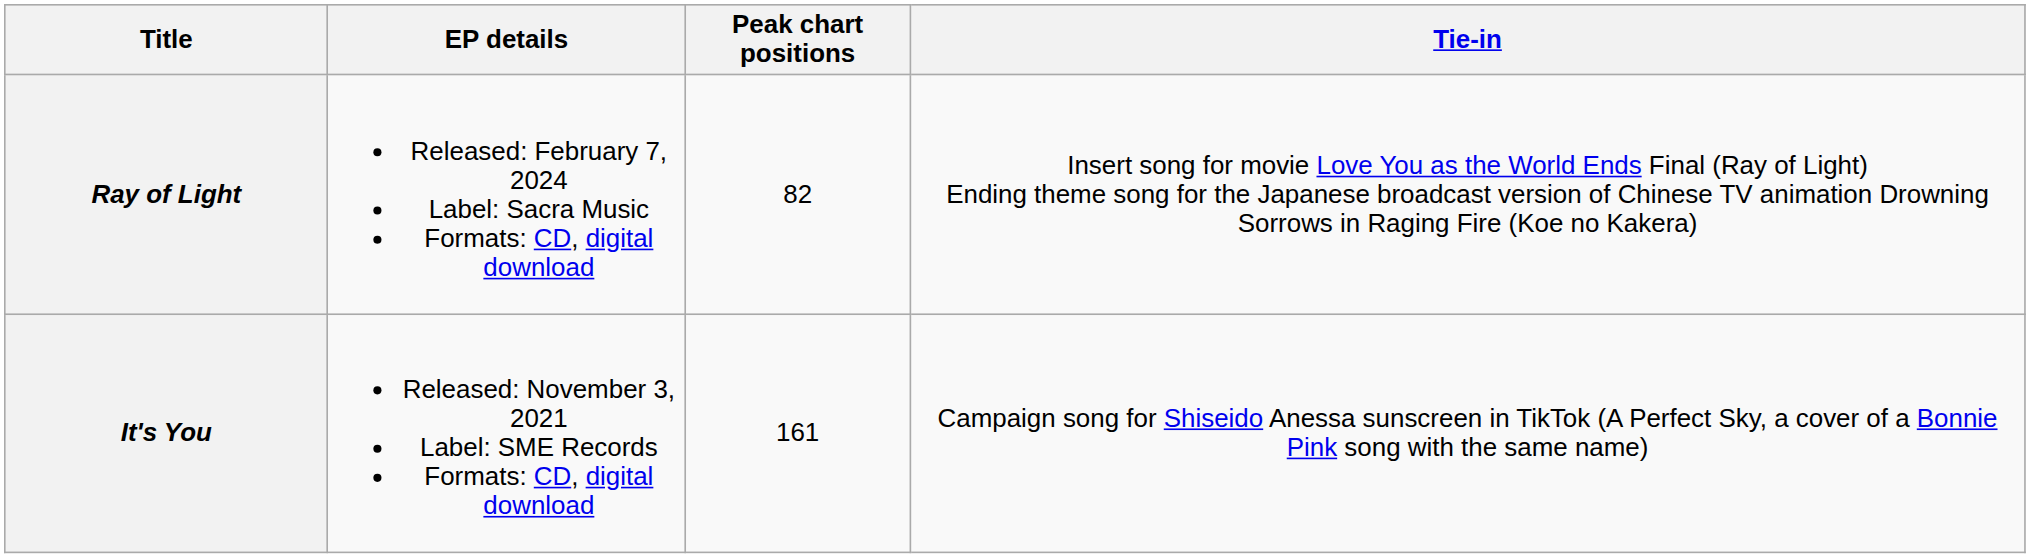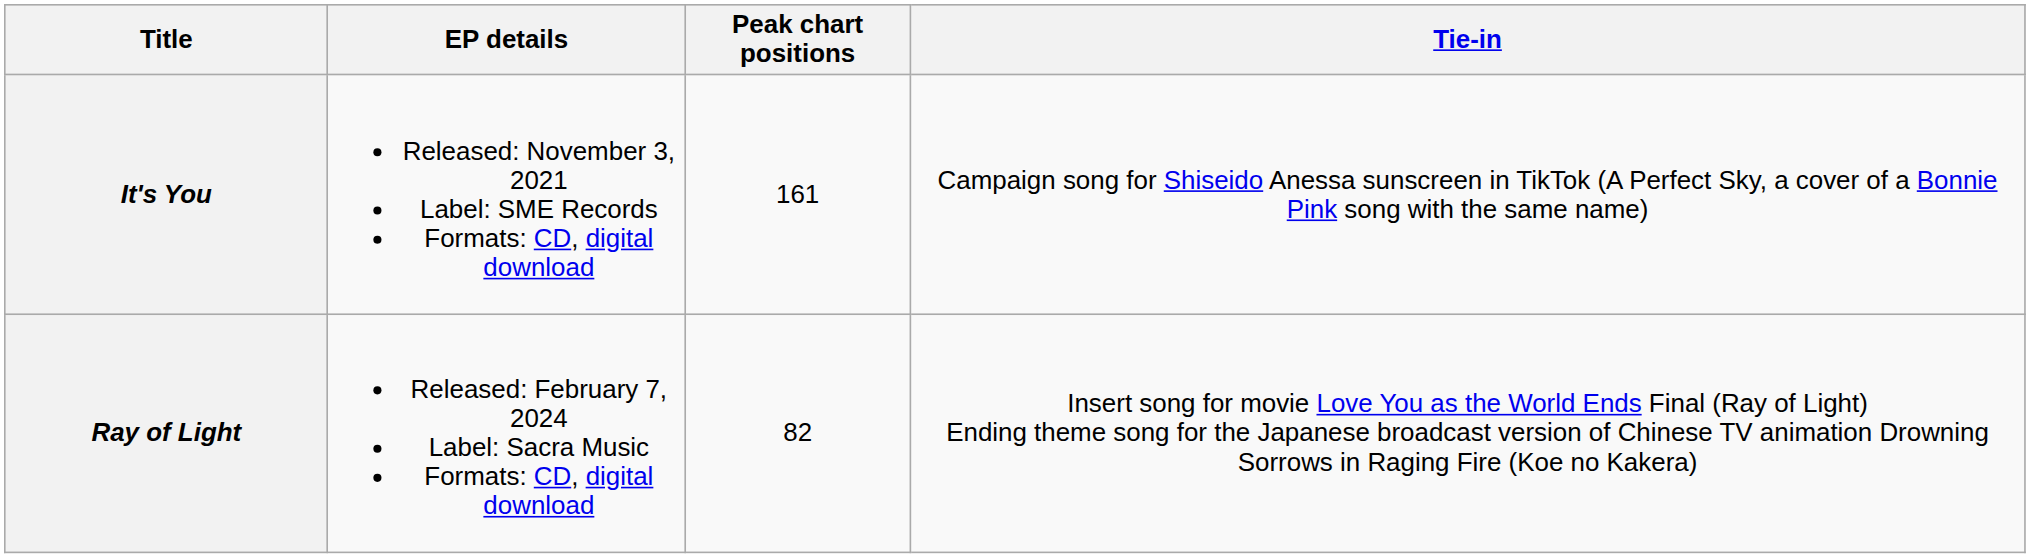rows swapped: (166, 432) <-> (166, 194)
